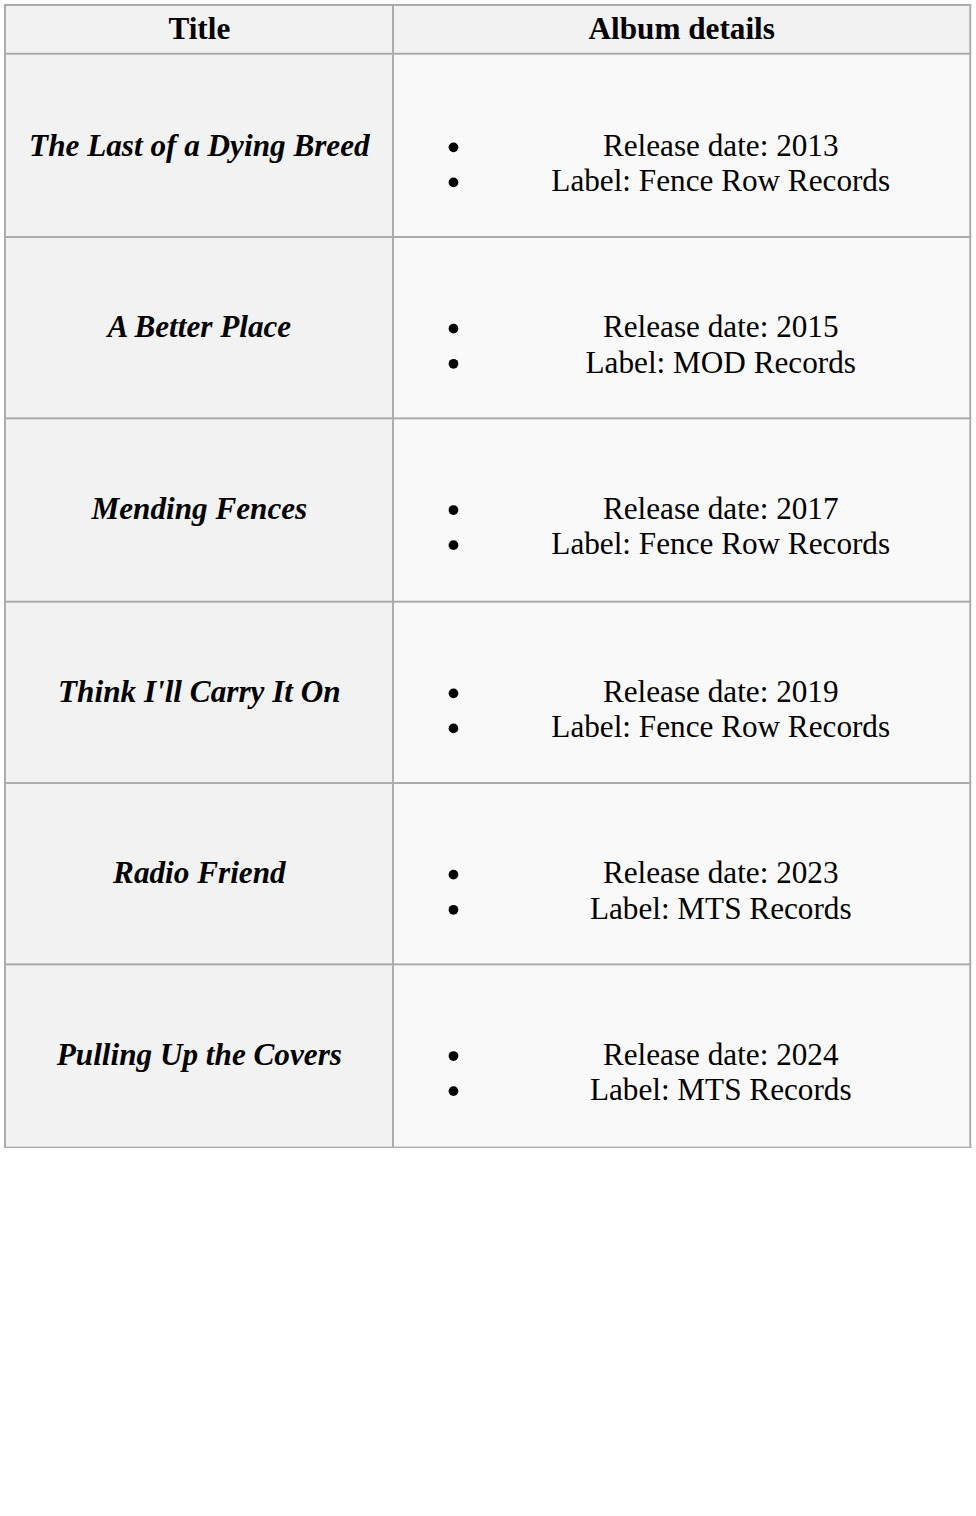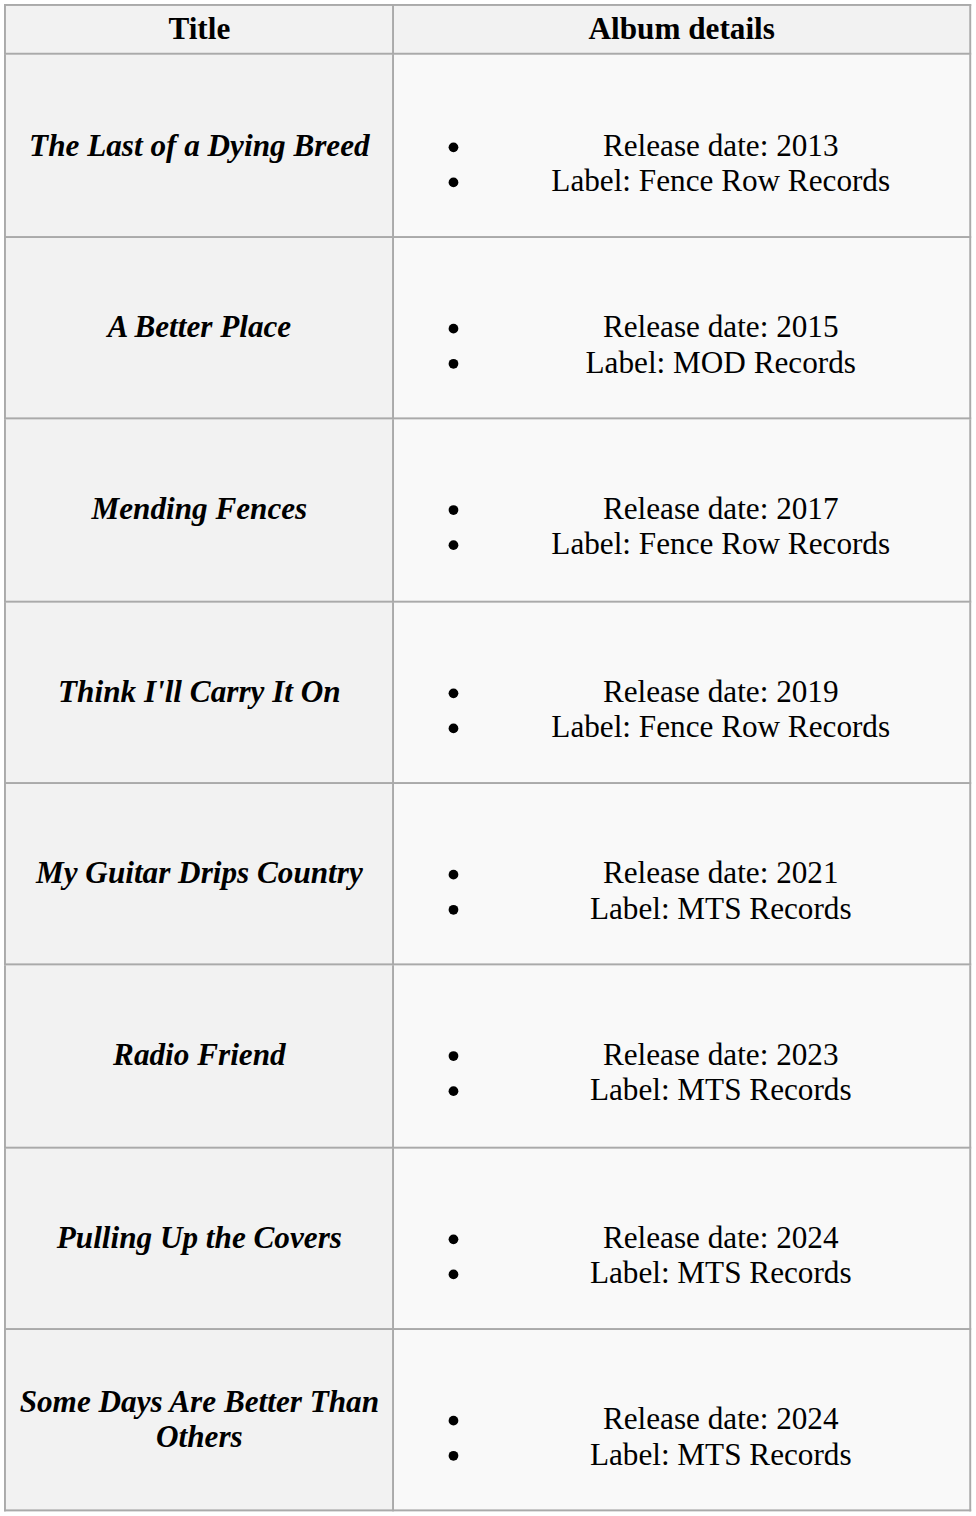+ row: (199, 873)
+ row: (199, 1419)
